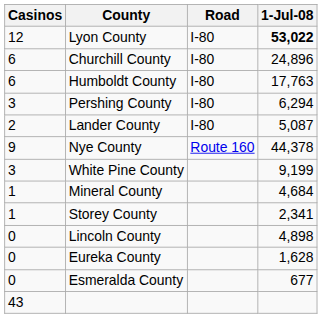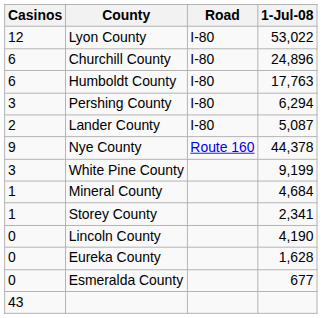(292, 37) bold -> (292, 37) normal
(296, 236) 4,898 -> (296, 236) 4,190
